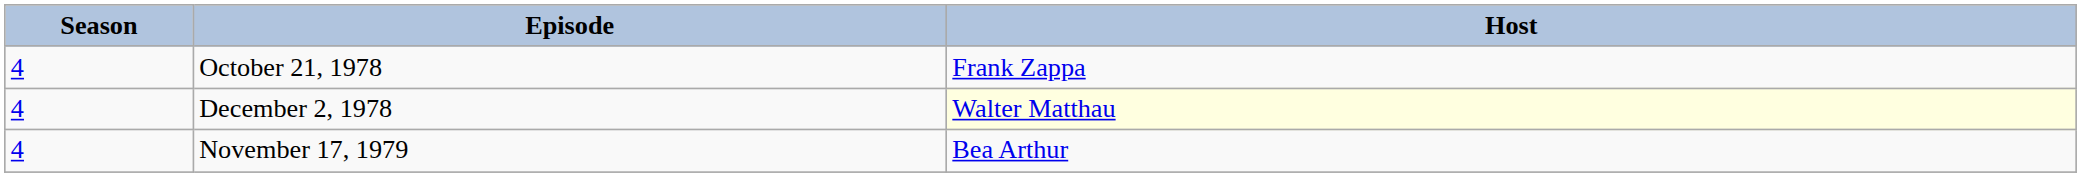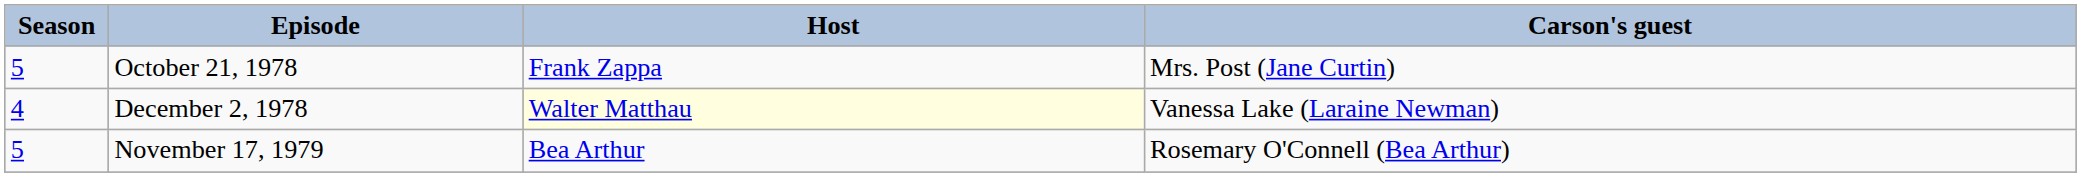+ column: (1610, 25)
(17, 66) 4 -> (17, 66) 5
(17, 150) 4 -> (17, 150) 5
